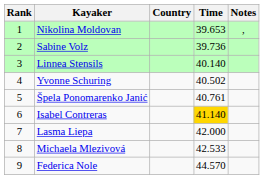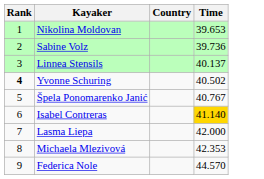- column: (243, 13)
(211, 64) 40.140 -> (211, 64) 40.137
(19, 81) normal -> (19, 81) bold
(211, 98) 40.761 -> (211, 98) 40.767
(211, 149) 42.533 -> (211, 149) 42.353
